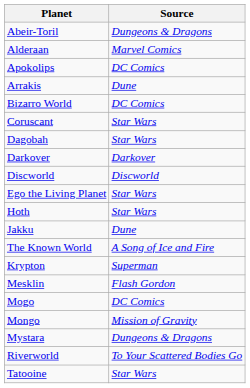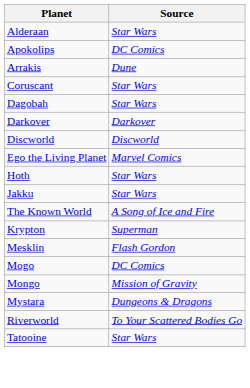- row: (33, 31)
(146, 49) Marvel Comics -> (134, 31) Star Wars
- row: (39, 103)
(134, 193) Star Wars -> (146, 157) Marvel Comics
(124, 229) Dune -> (134, 193) Star Wars
